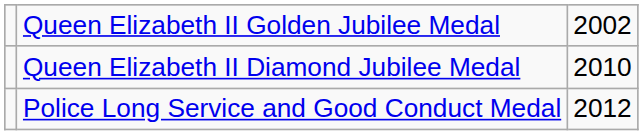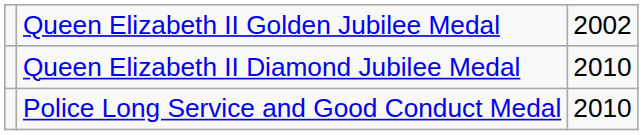(602, 108) 2012 -> (602, 108) 2010
